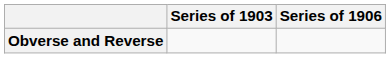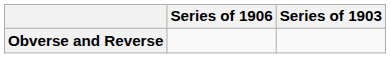columns swapped: (222, 16) <-> (331, 16)
